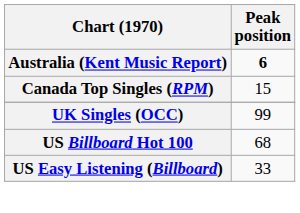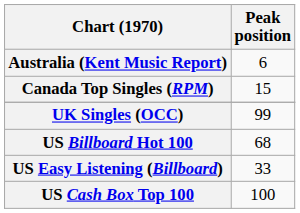(263, 62) bold -> (263, 62) normal
+ row: (118, 194)
